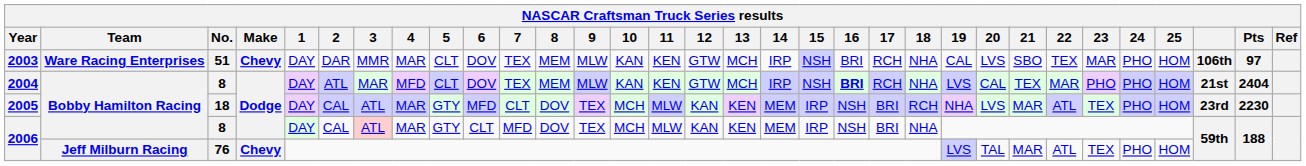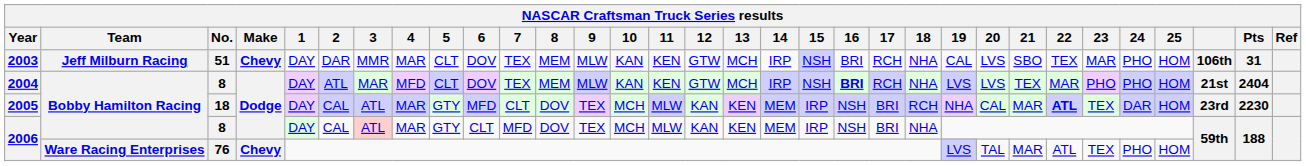(125, 60) Ware Racing Enterprises -> (125, 60) Jeff Milburn Racing
(1254, 60) 97 -> (1254, 60) 31
(993, 83) CAL -> (993, 83) LVS
(993, 105) LVS -> (993, 105) CAL
(1064, 105) normal -> (1064, 105) bold
(1137, 105) PHO -> (1137, 105) DAR
(125, 150) Jeff Milburn Racing -> (125, 150) Ware Racing Enterprises
